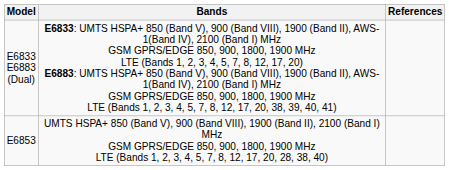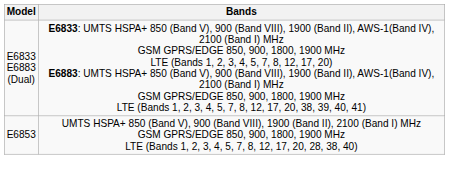- column: (415, 12)
